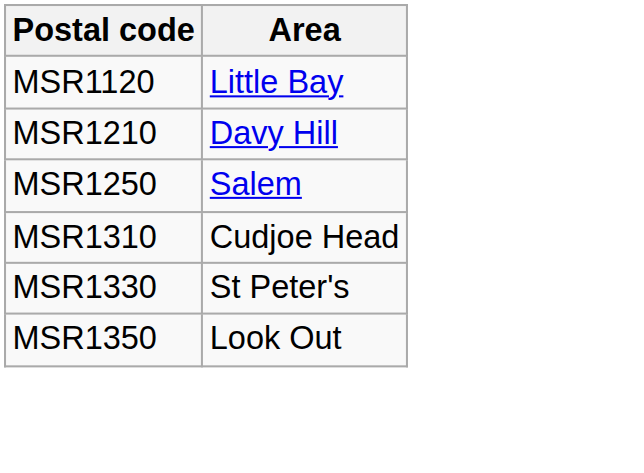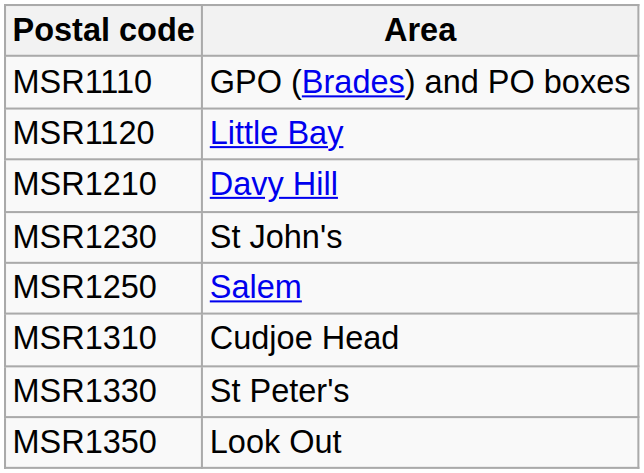+ row: (82, 81)
+ row: (85, 236)
